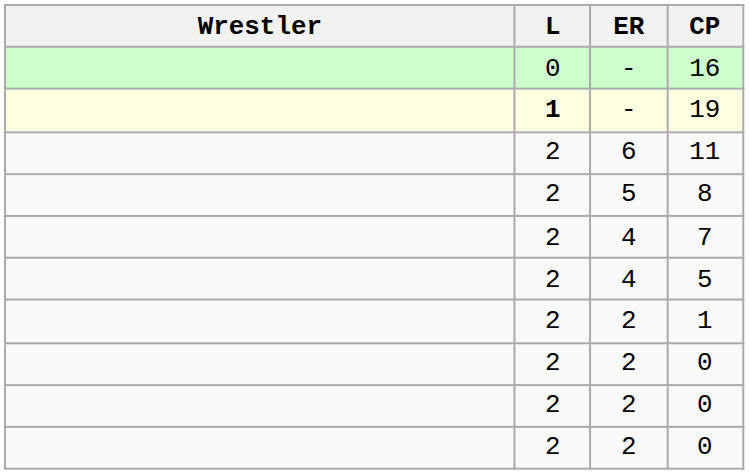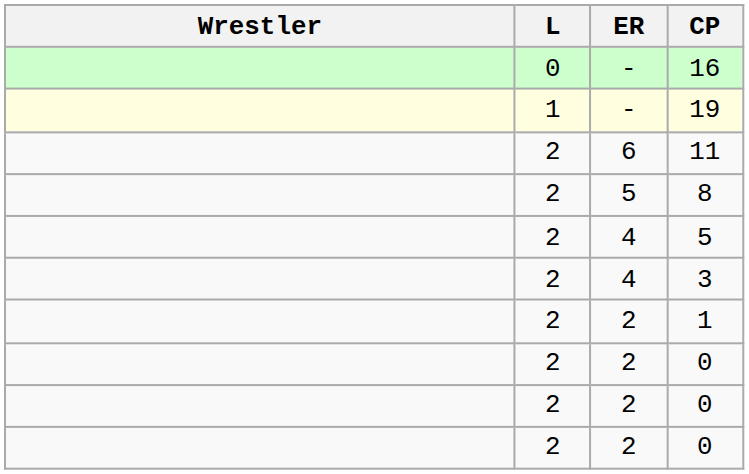(553, 110) bold -> (553, 110) normal
- row: (629, 237)
+ row: (629, 279)
